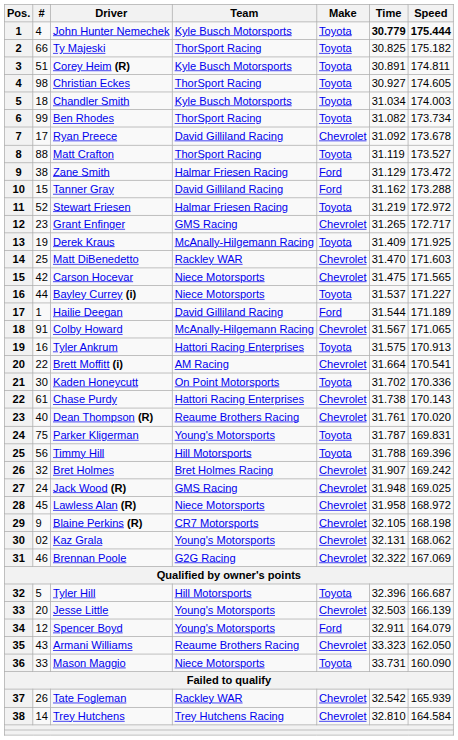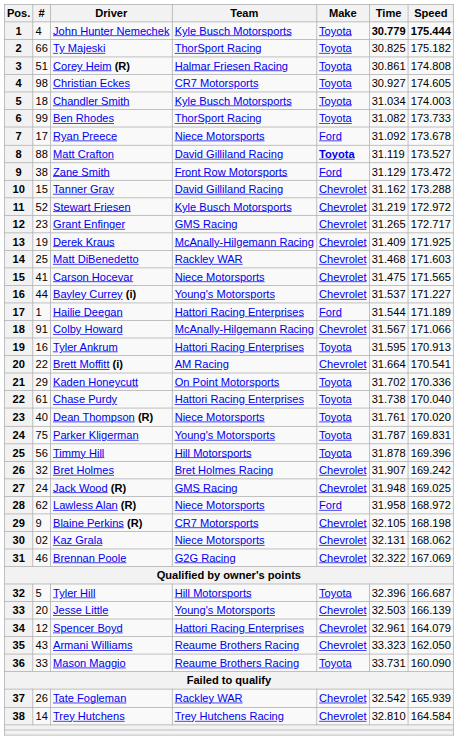(233, 66) Kyle Busch Motorsports -> (231, 66) Halmar Friesen Racing
(389, 66) 30.891 -> (389, 66) 30.861
(430, 66) 174.811 -> (431, 66) 174.808
(218, 84) ThorSport Racing -> (217, 84) CR7 Motorsports
(431, 119) 173.734 -> (431, 119) 173.733
(229, 136) David Gilliland Racing -> (220, 136) Niece Motorsports
(343, 136) Chevrolet -> (330, 136) Ford
(218, 154) ThorSport Racing -> (229, 154) David Gilliland Racing
(335, 154) normal -> (337, 154) bold
(231, 171) Halmar Friesen Racing -> (231, 171) Front Row Motorsports
(330, 189) Ford -> (343, 189) Chevrolet
(231, 207) Halmar Friesen Racing -> (233, 207) Kyle Busch Motorsports
(335, 207) Toyota -> (343, 207) Chevrolet
(335, 242) Toyota -> (343, 242) Chevrolet
(389, 259) 31.470 -> (389, 259) 31.468
(42, 277) 42 -> (42, 277) 41
(220, 294) Niece Motorsports -> (225, 294) Young's Motorsports
(335, 294) Toyota -> (343, 294) Chevrolet
(229, 312) David Gilliland Racing -> (239, 312) Hattori Racing Enterprises
(431, 330) 171.065 -> (431, 330) 171.066
(389, 347) 31.575 -> (389, 347) 31.595
(42, 382) 30 -> (42, 382) 29
(343, 400) Chevrolet -> (335, 400) Toyota
(431, 400) 170.143 -> (431, 400) 170.040
(237, 417) Reaume Brothers Racing -> (220, 417) Niece Motorsports
(343, 417) Chevrolet -> (335, 417) Toyota
(389, 452) 31.788 -> (389, 452) 31.878
(42, 505) 45 -> (42, 505) 62
(343, 505) Chevrolet -> (330, 505) Ford
(225, 540) Young's Motorsports -> (220, 540) Niece Motorsports
(225, 628) Young's Motorsports -> (239, 628) Hattori Racing Enterprises
(330, 628) Ford -> (343, 628) Chevrolet
(388, 628) 32.911 -> (389, 628) 32.961
(220, 663) Niece Motorsports -> (237, 663) Reaume Brothers Racing
